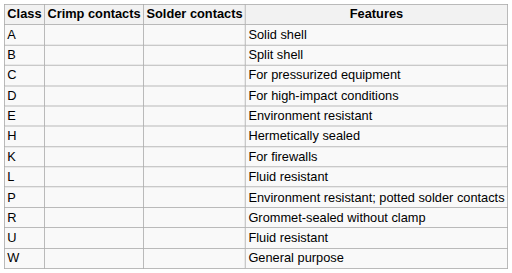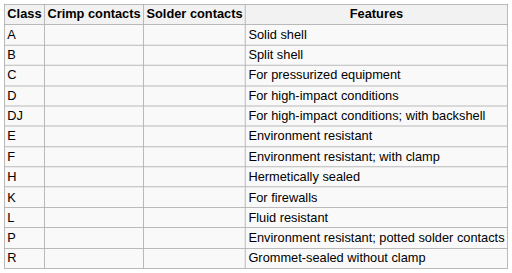+ row: (15, 116)
+ row: (11, 156)
- row: (12, 237)
- row: (13, 258)
